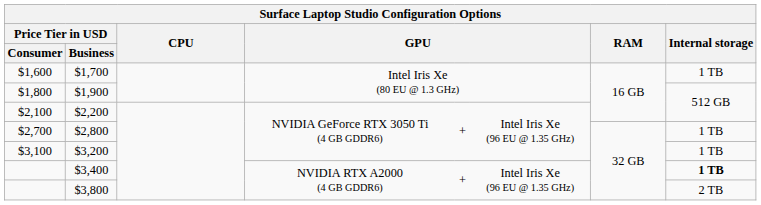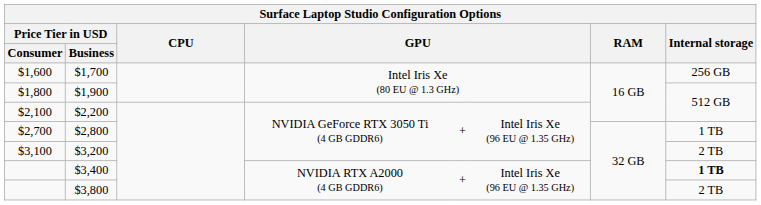(711, 72) 1 TB -> (711, 72) 256 GB
(711, 151) 1 TB -> (711, 151) 2 TB
